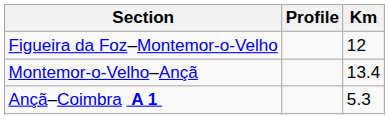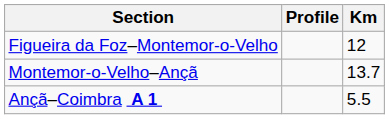(364, 72) 13.4 -> (364, 72) 13.7
(359, 99) 5.3 -> (359, 99) 5.5
